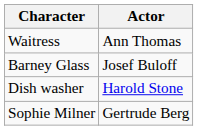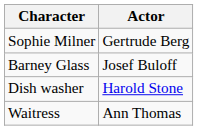rows swapped: (52, 112) <-> (34, 40)
